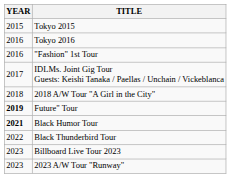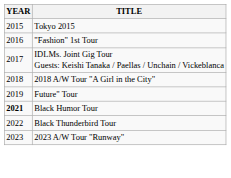- row: (55, 40)
(15, 108) bold -> (15, 94) normal
- row: (77, 151)
